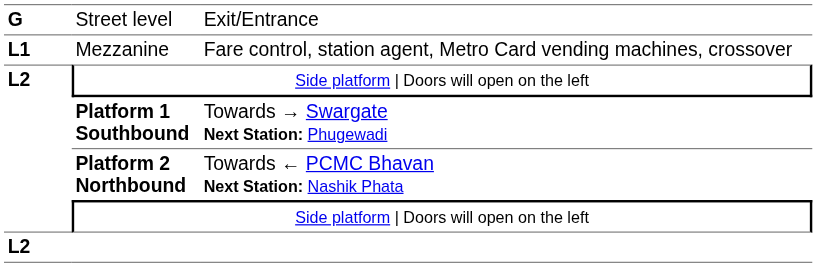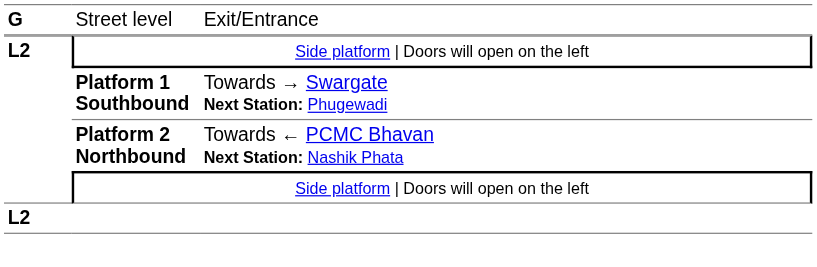- row: (122, 49)
